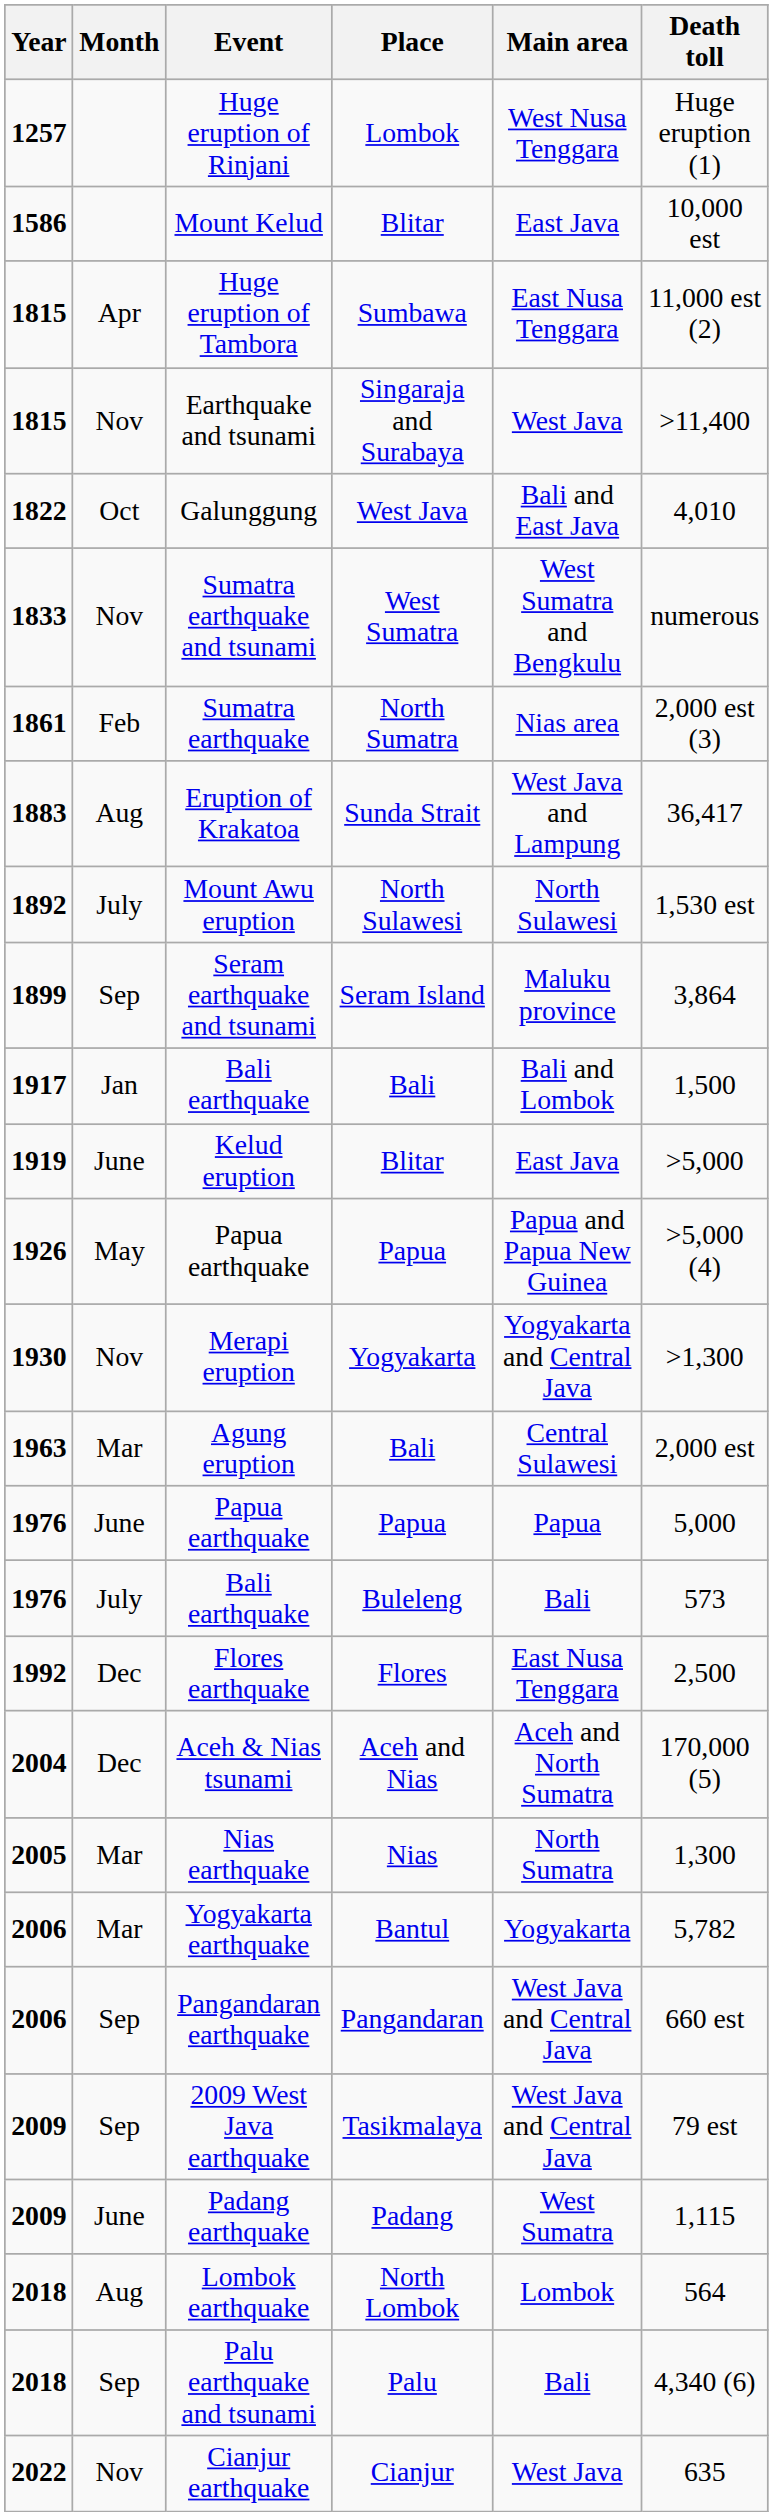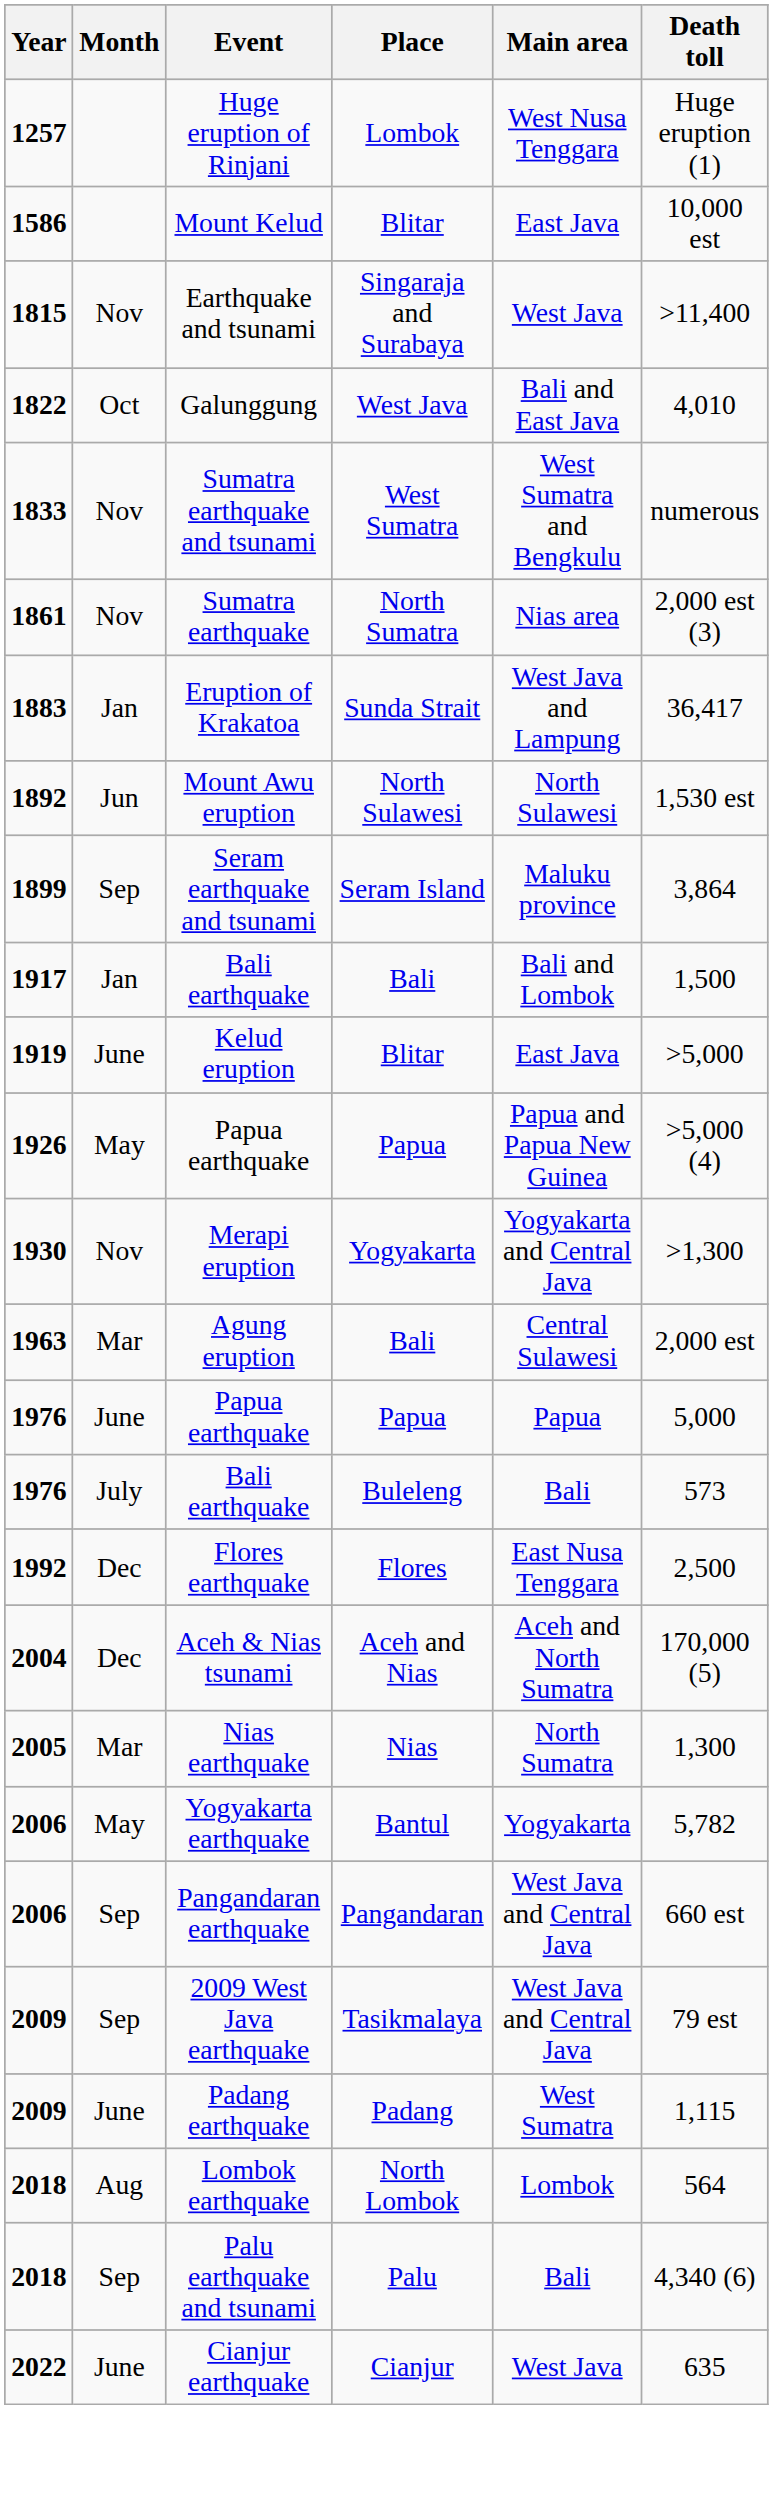- row: (39, 313)
(119, 722) Feb -> (119, 616) Nov
(119, 813) Aug -> (119, 707) Jan
(119, 904) July -> (119, 798) Jun
(119, 1929) Mar -> (119, 1823) May
(119, 2472) Nov -> (119, 2366) June
